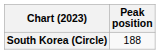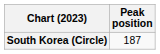(132, 40) 188 -> (132, 40) 187
